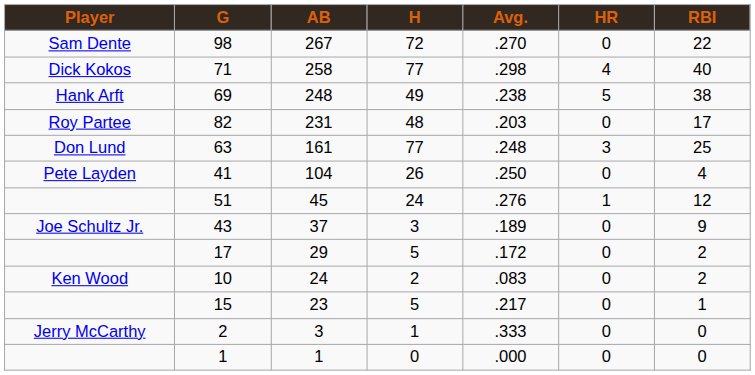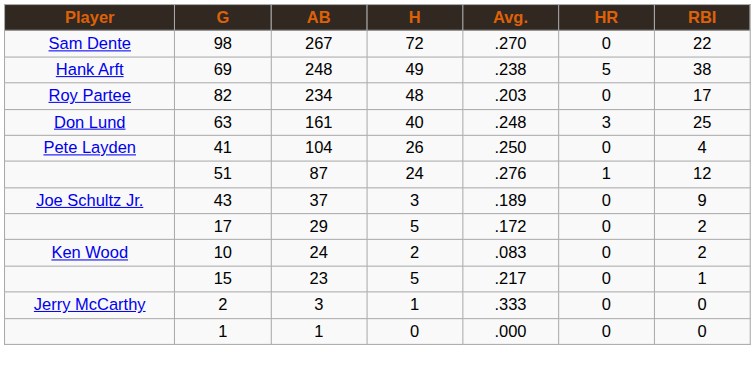- row: (223, 69)
(319, 122) 231 -> (319, 95) 234
(415, 148) 77 -> (415, 122) 40
(319, 200) 45 -> (319, 174) 87
